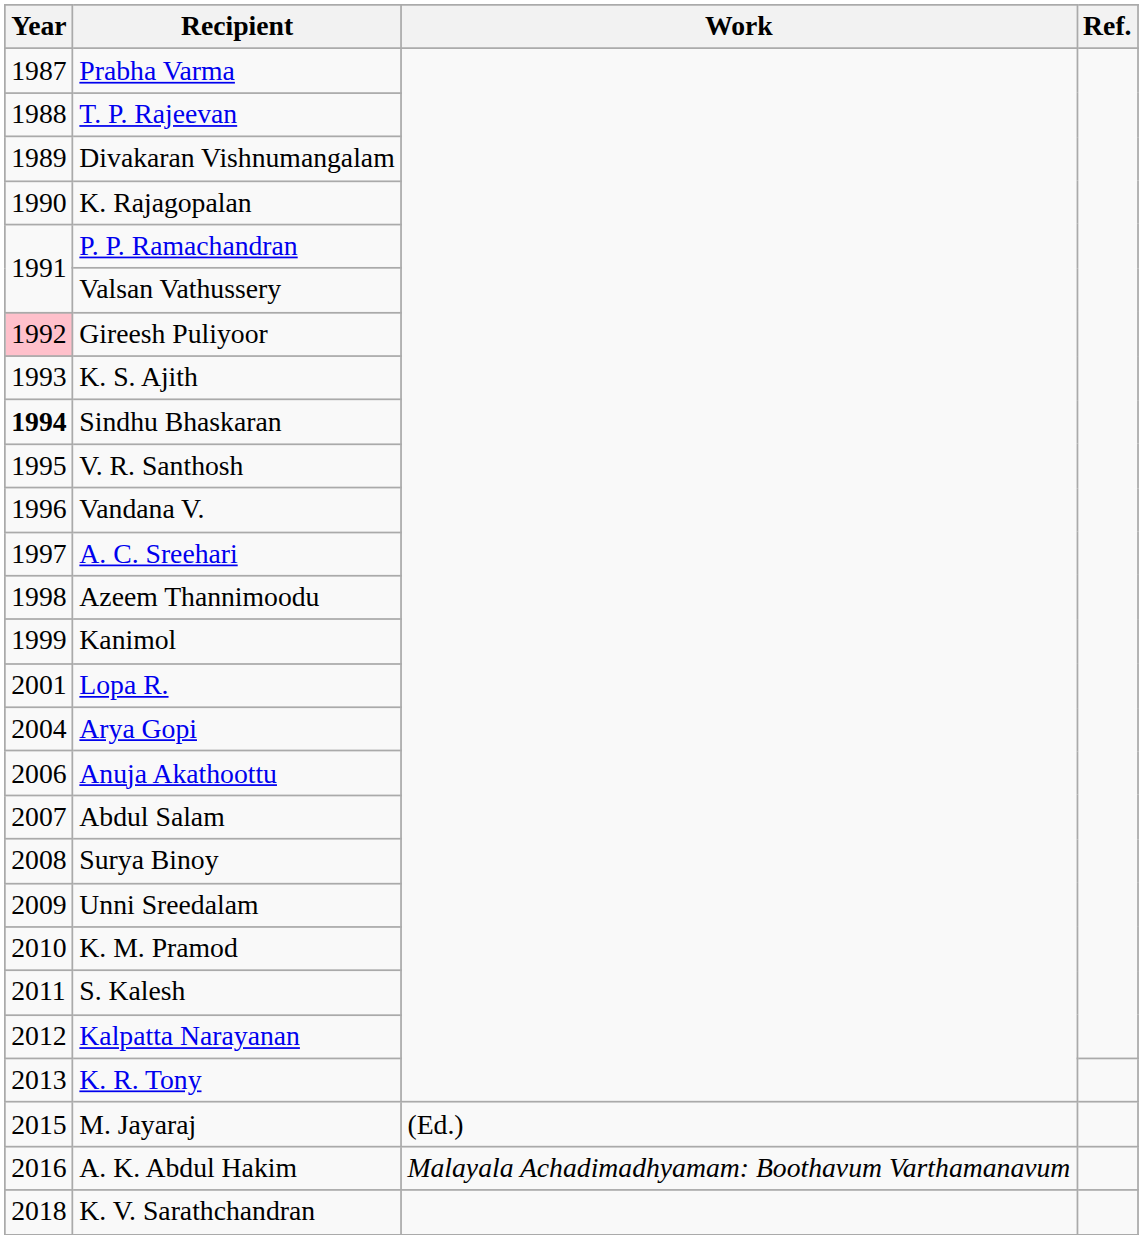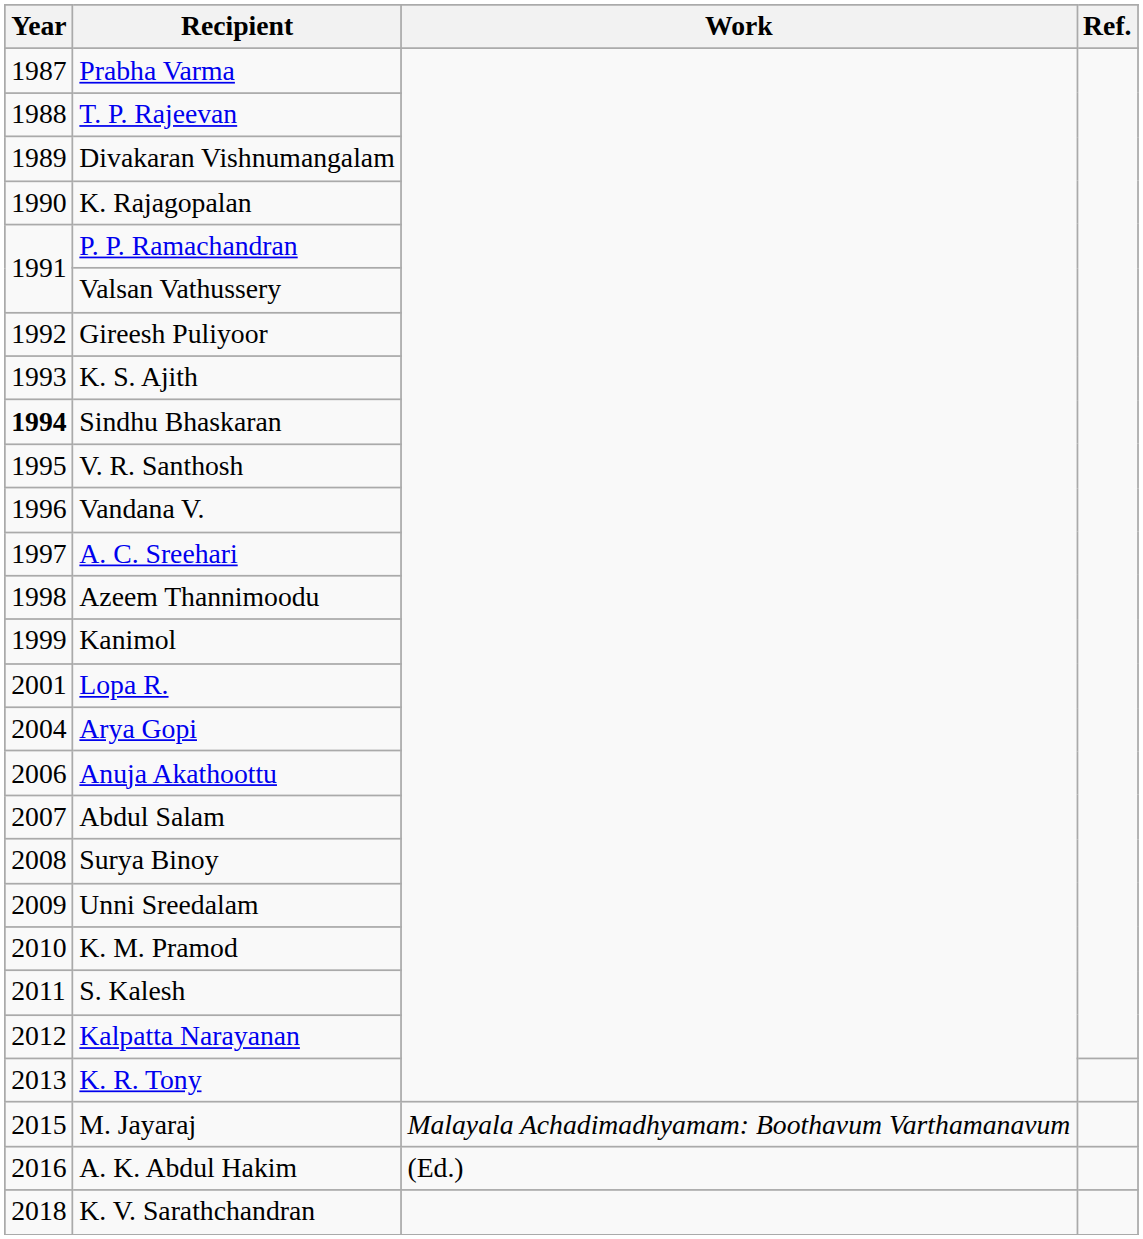(39, 333) pink background -> (39, 333) no background
(435, 1123) (Ed.) -> (739, 1123) Malayala Achadimadhyamam: Boothavum Varthamanavum
(739, 1167) Malayala Achadimadhyamam: Boothavum Varthamanavum -> (435, 1167) (Ed.)
